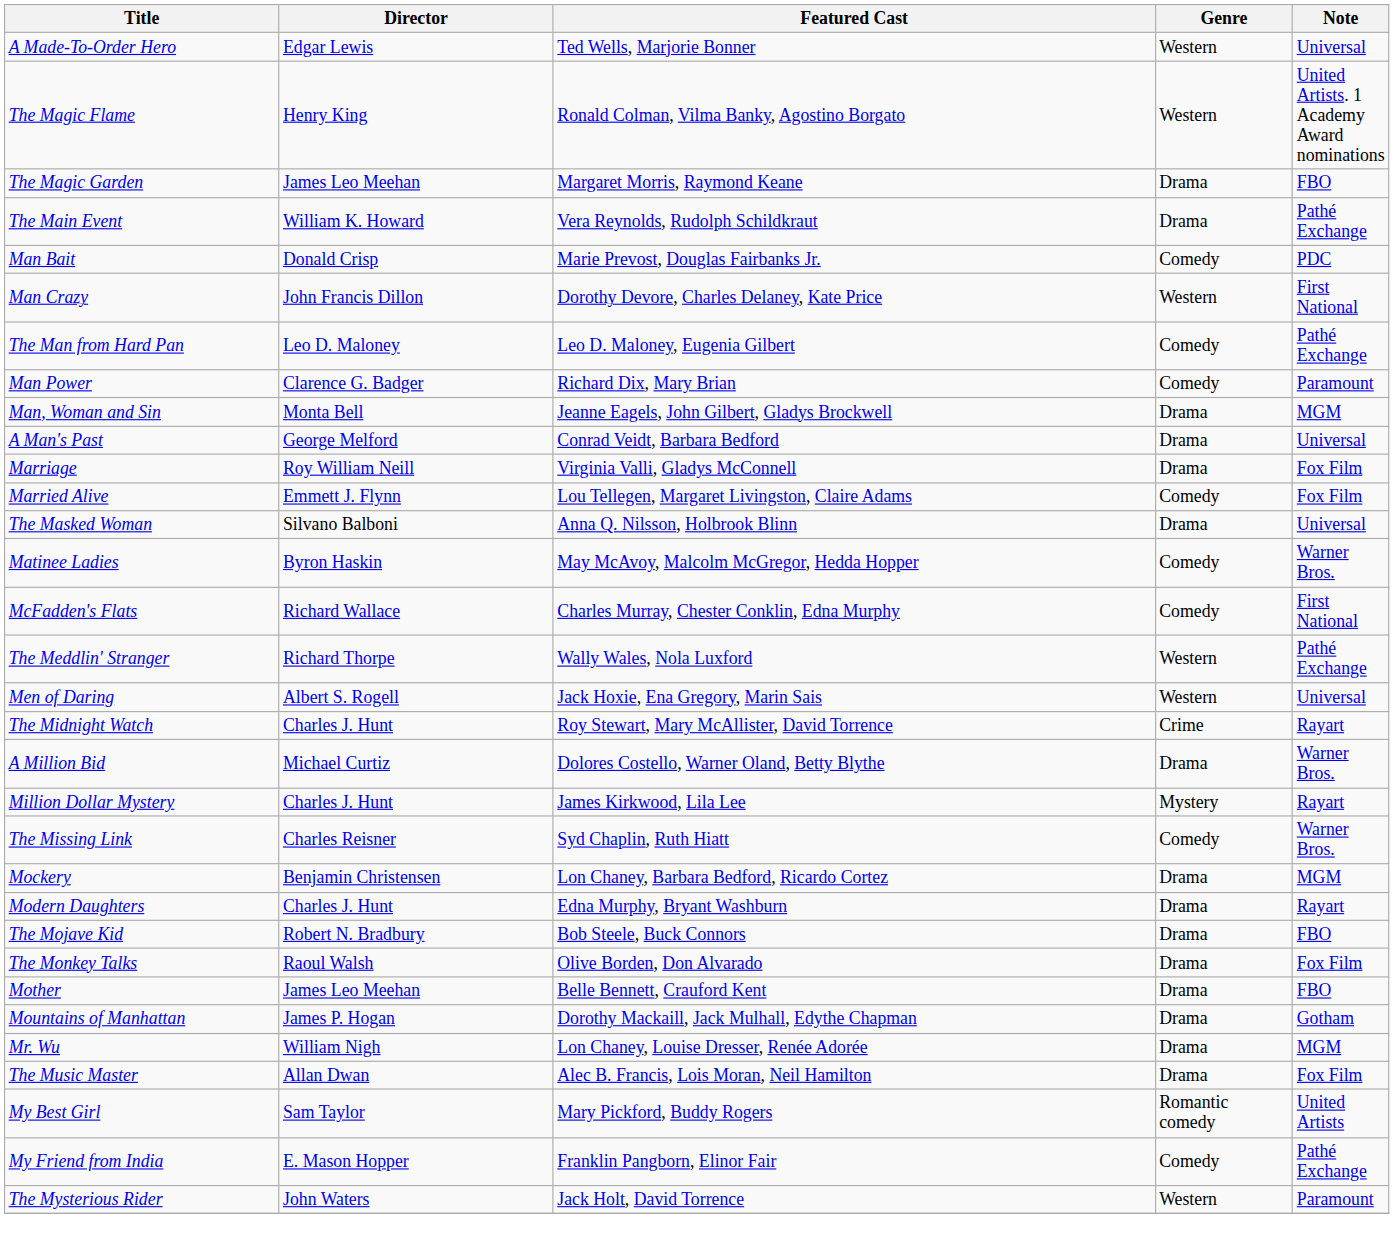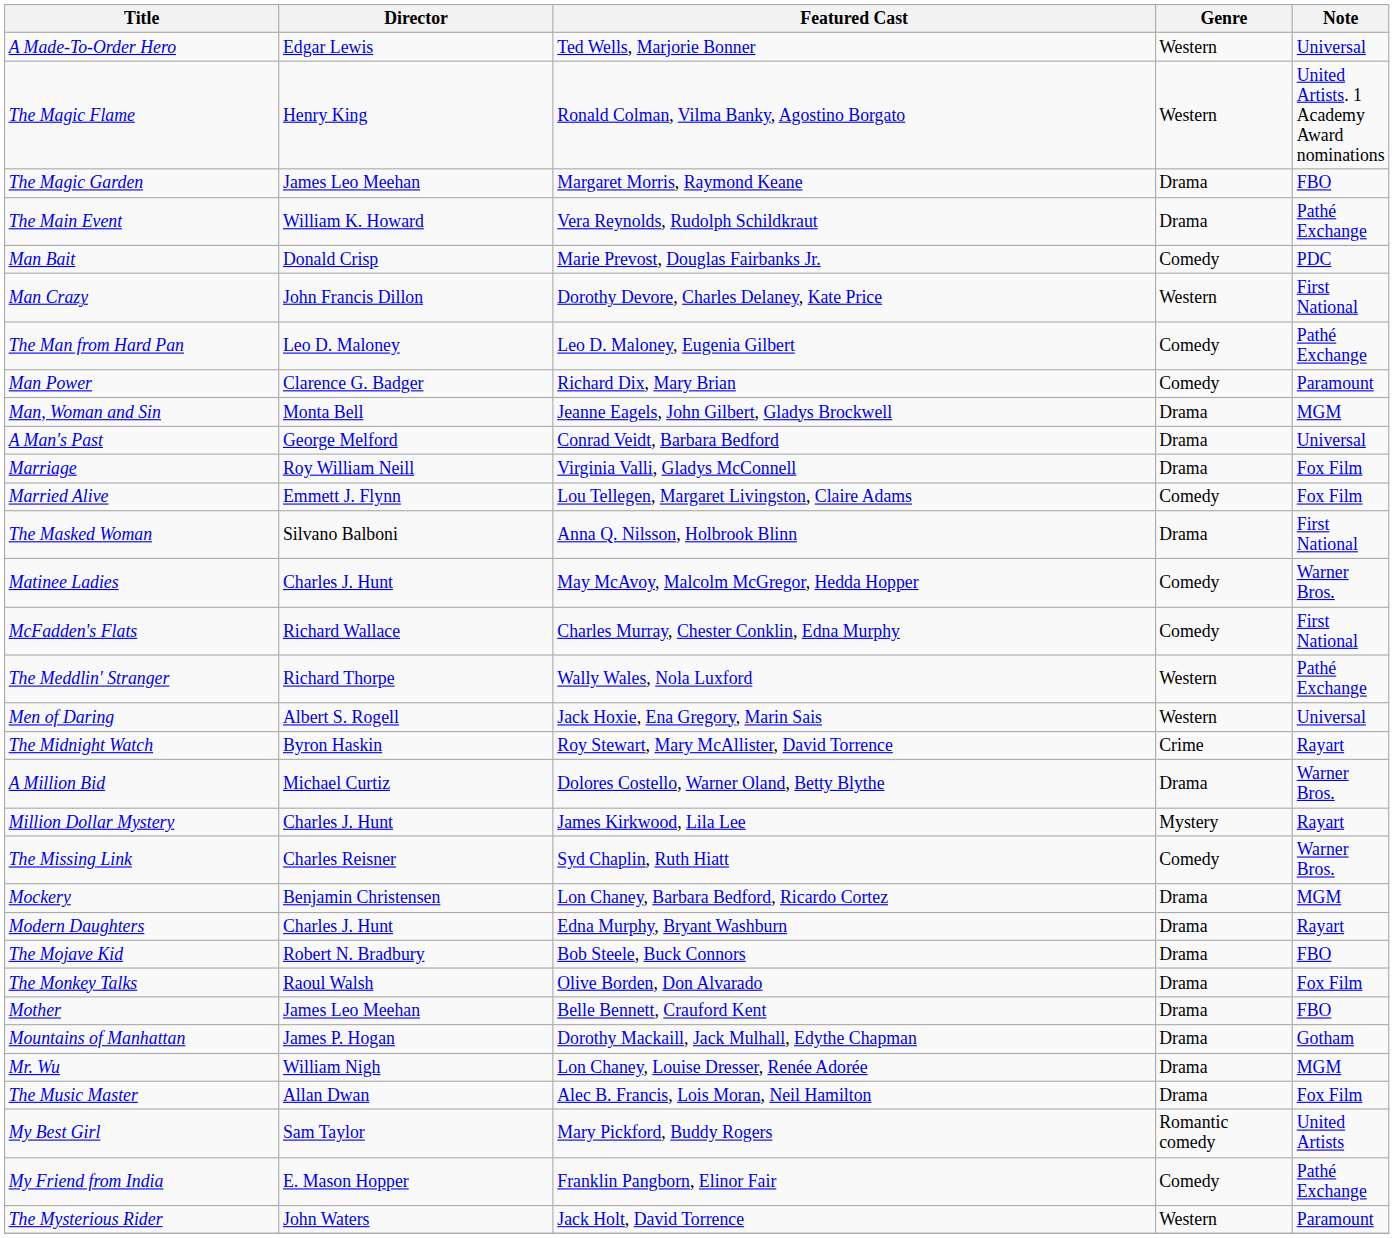(1331, 524) Universal -> (1327, 534) First National
(333, 562) Byron Haskin -> (338, 582) Charles J. Hunt
(338, 725) Charles J. Hunt -> (333, 745) Byron Haskin
